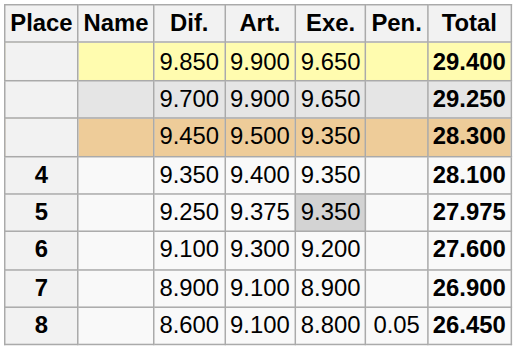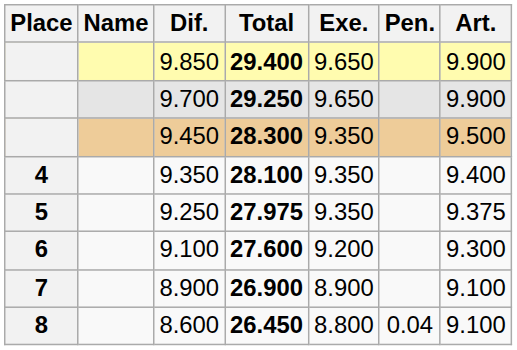columns swapped: (260, 23) <-> (469, 23)
(331, 212) lightgrey background -> (344, 212) no background
(397, 325) 0.05 -> (410, 325) 0.04
